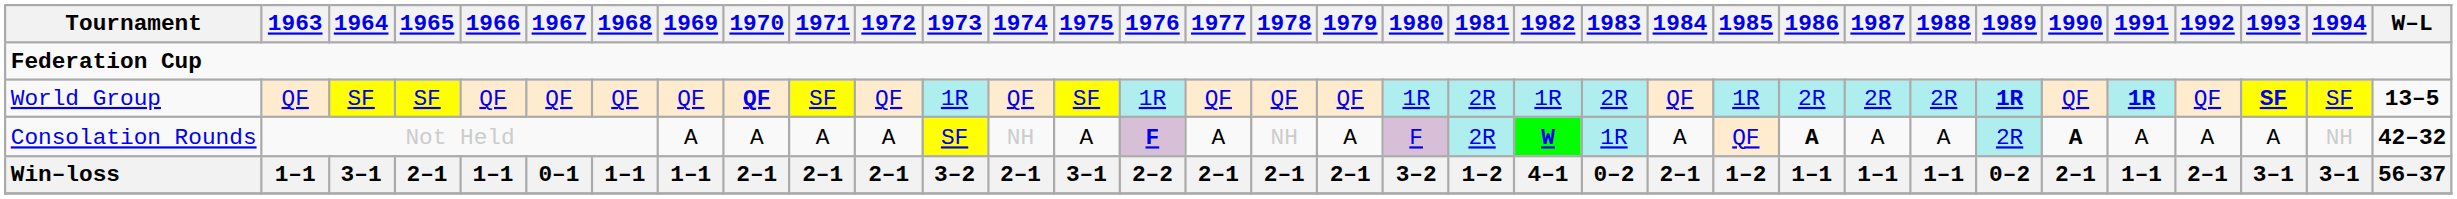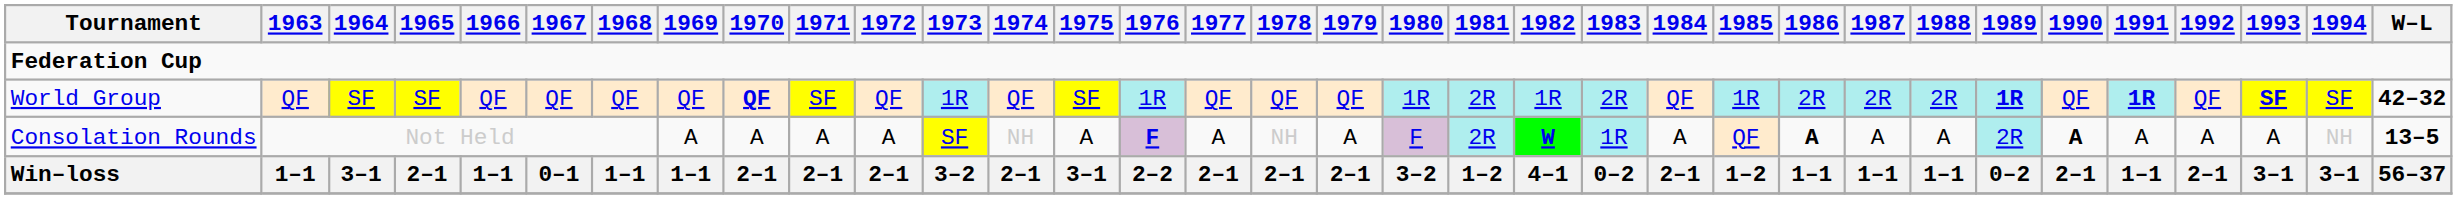(2412, 99) 13–5 -> (2412, 99) 42–32
(2412, 137) 42–32 -> (2412, 137) 13–5
